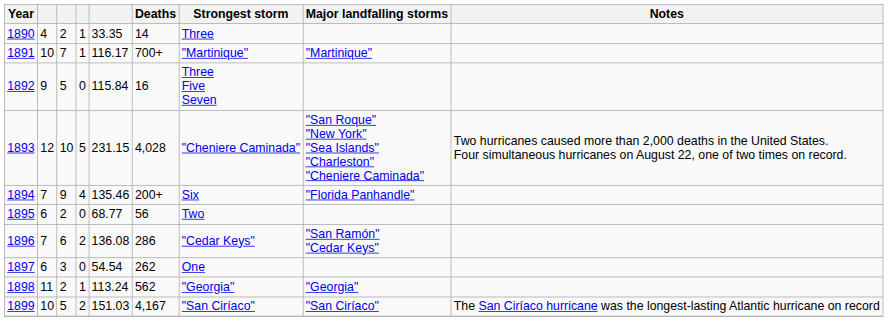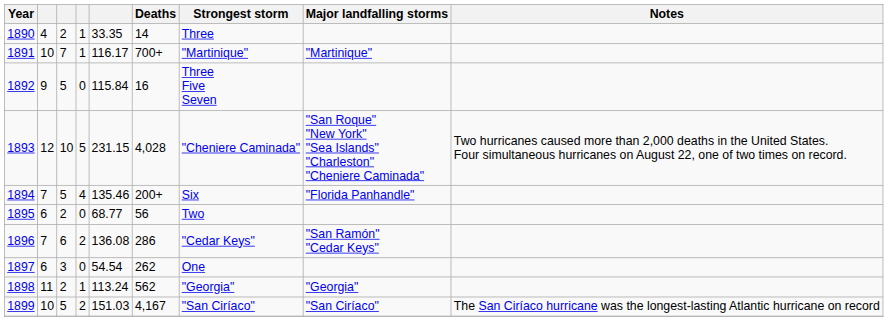(63, 195) 9 -> (63, 195) 5
